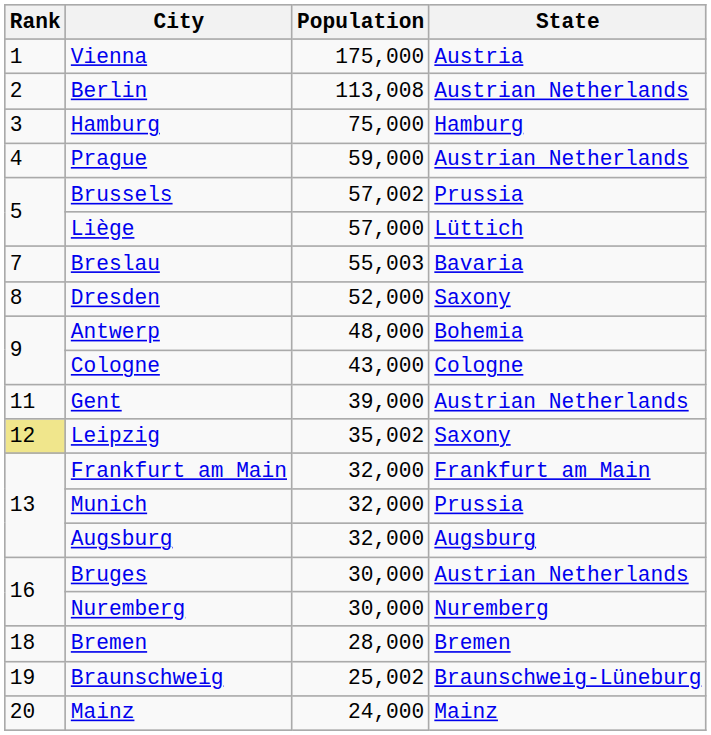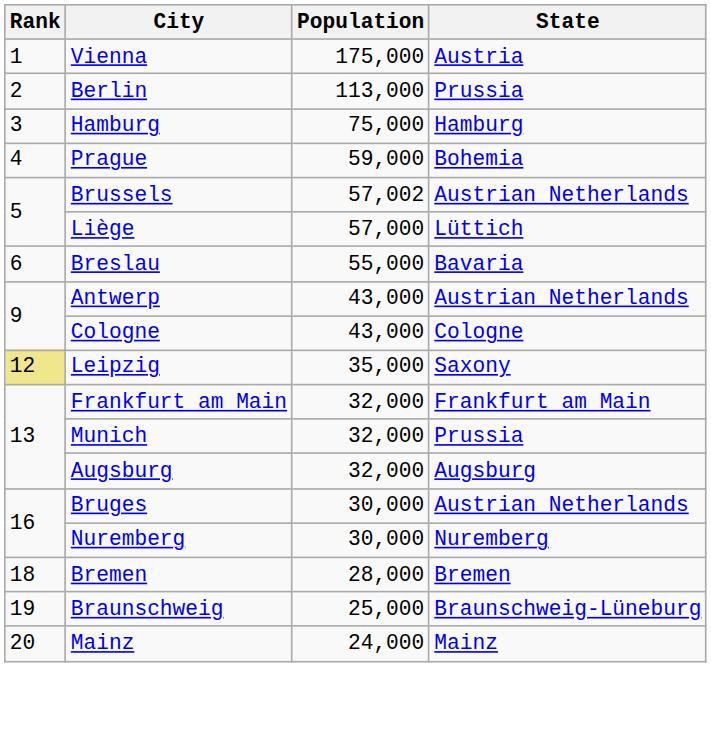(380, 91) 113,008 -> (380, 91) 113,000
(562, 91) Austrian Netherlands -> (479, 91) Prussia
(562, 160) Austrian Netherlands -> (479, 160) Bohemia
(479, 195) Prussia -> (562, 195) Austrian Netherlands
(16, 264) 7 -> (16, 264) 6
(386, 264) 55,003 -> (386, 264) 55,000
- row: (115, 298)
(386, 333) 48,000 -> (386, 298) 43,000
(479, 333) Bohemia -> (562, 298) Austrian Netherlands
- row: (96, 402)
(386, 437) 35,002 -> (386, 367) 35,000
(386, 678) 25,002 -> (386, 609) 25,000
